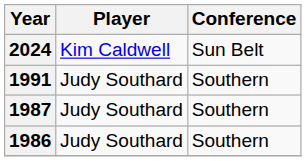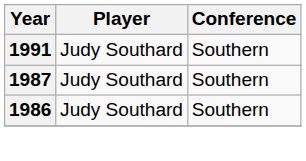- row: (30, 49)
